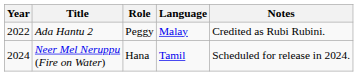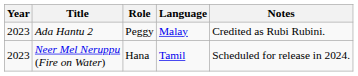(18, 31) 2022 -> (18, 31) 2023
(18, 55) 2024 -> (18, 55) 2023
